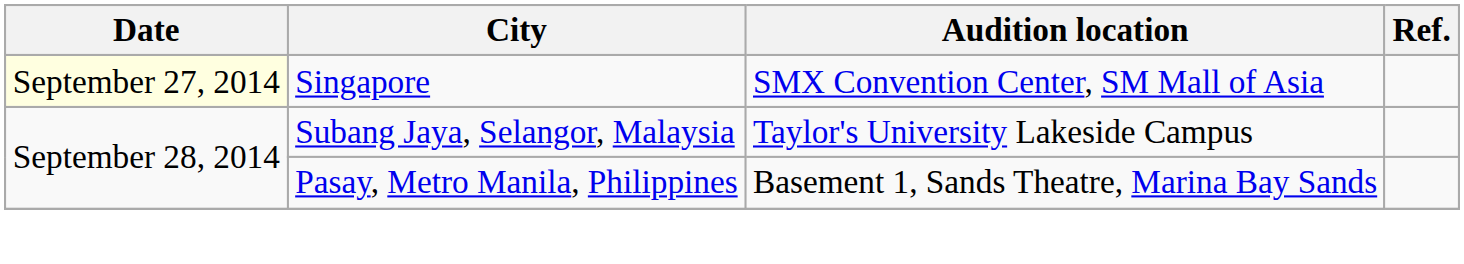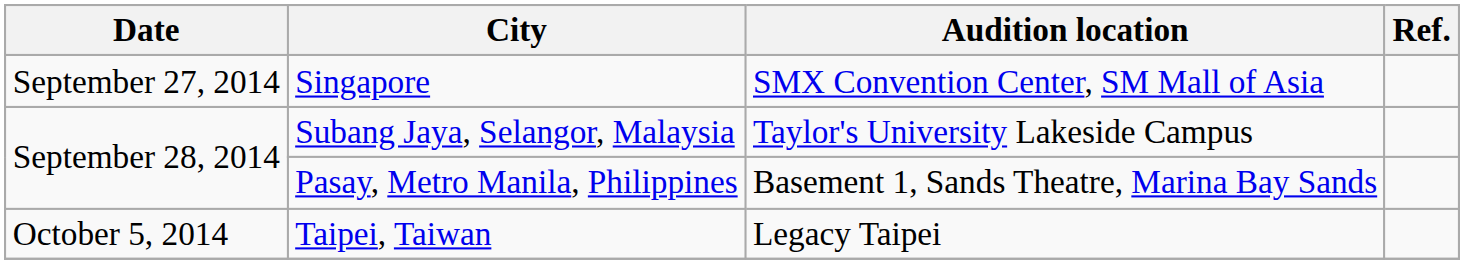(146, 81) lightyellow background -> (146, 81) no background
+ row: (393, 233)
